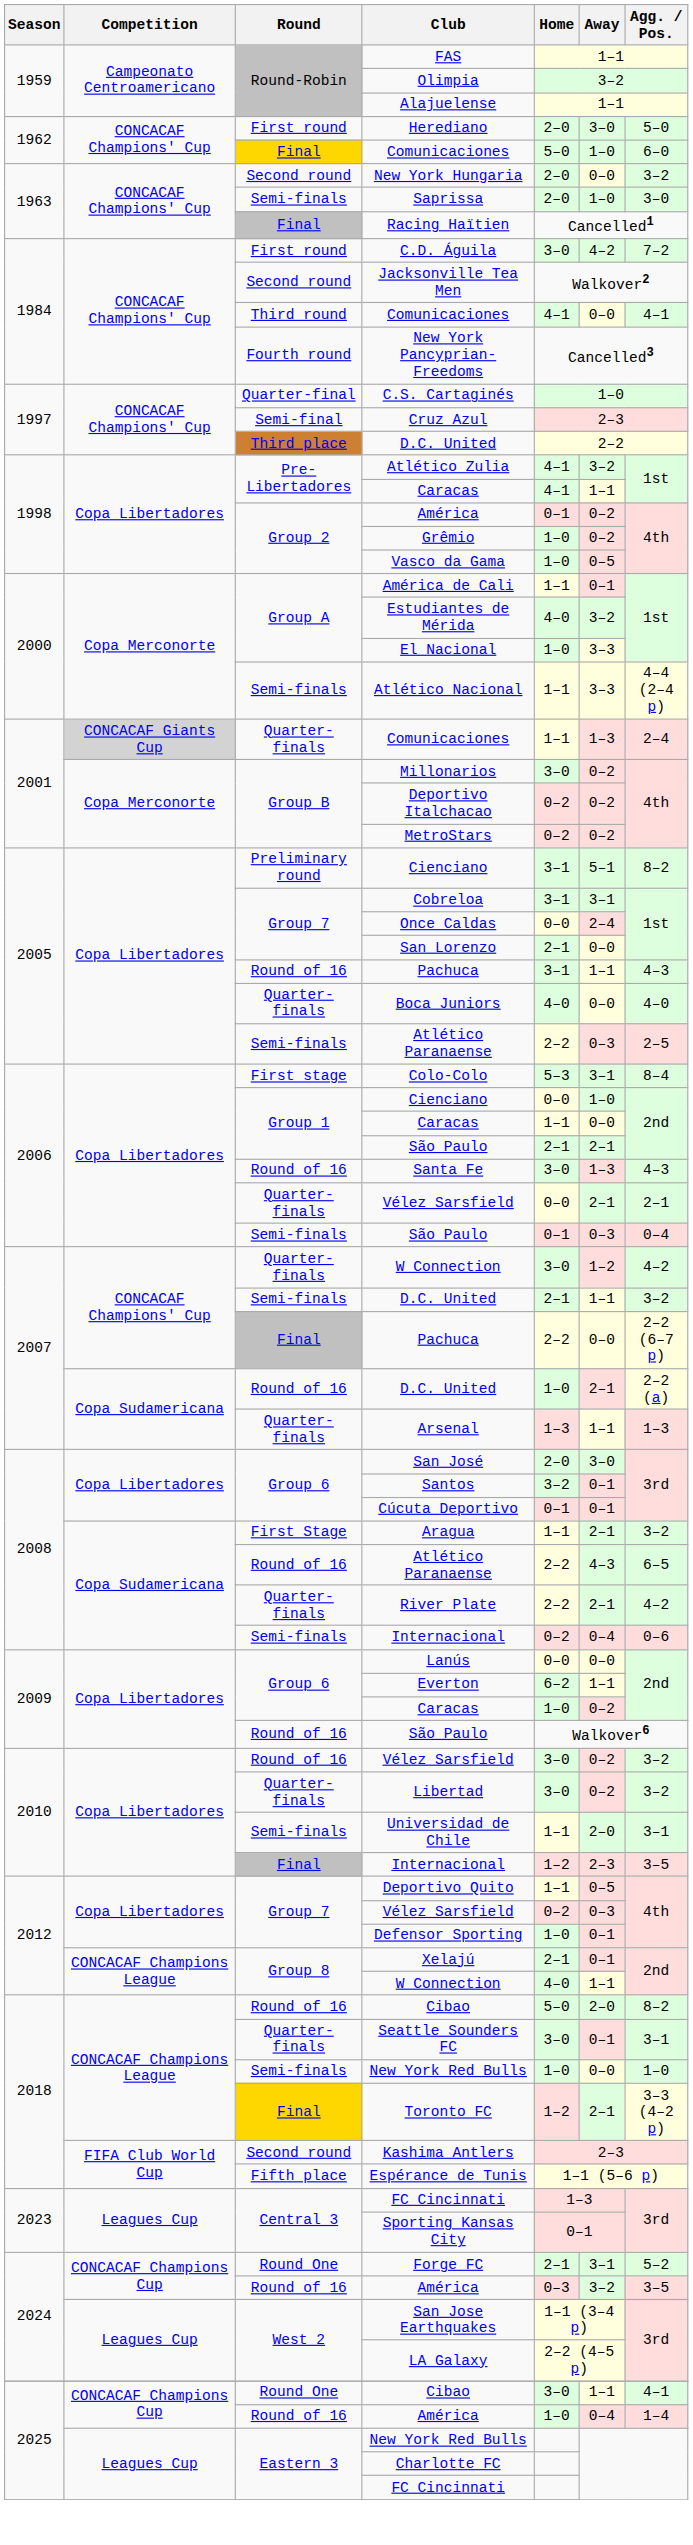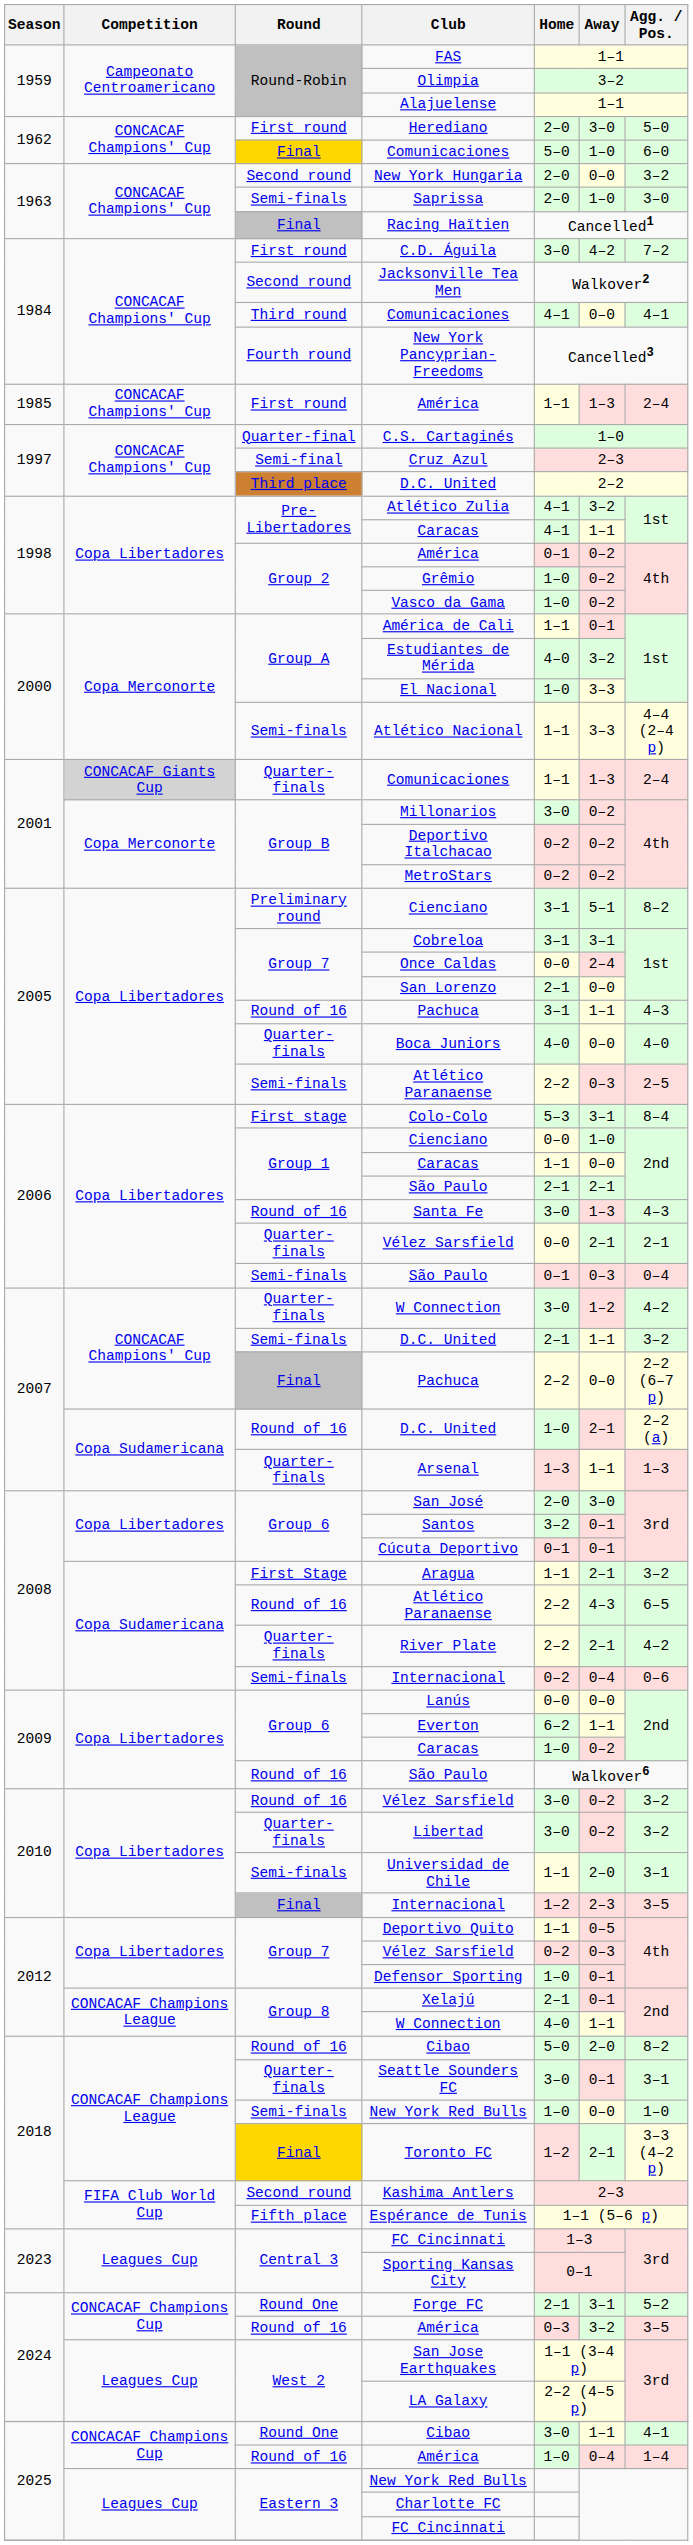+ row: (299, 404)
(602, 562) 0–5 -> (602, 602) 0–2
